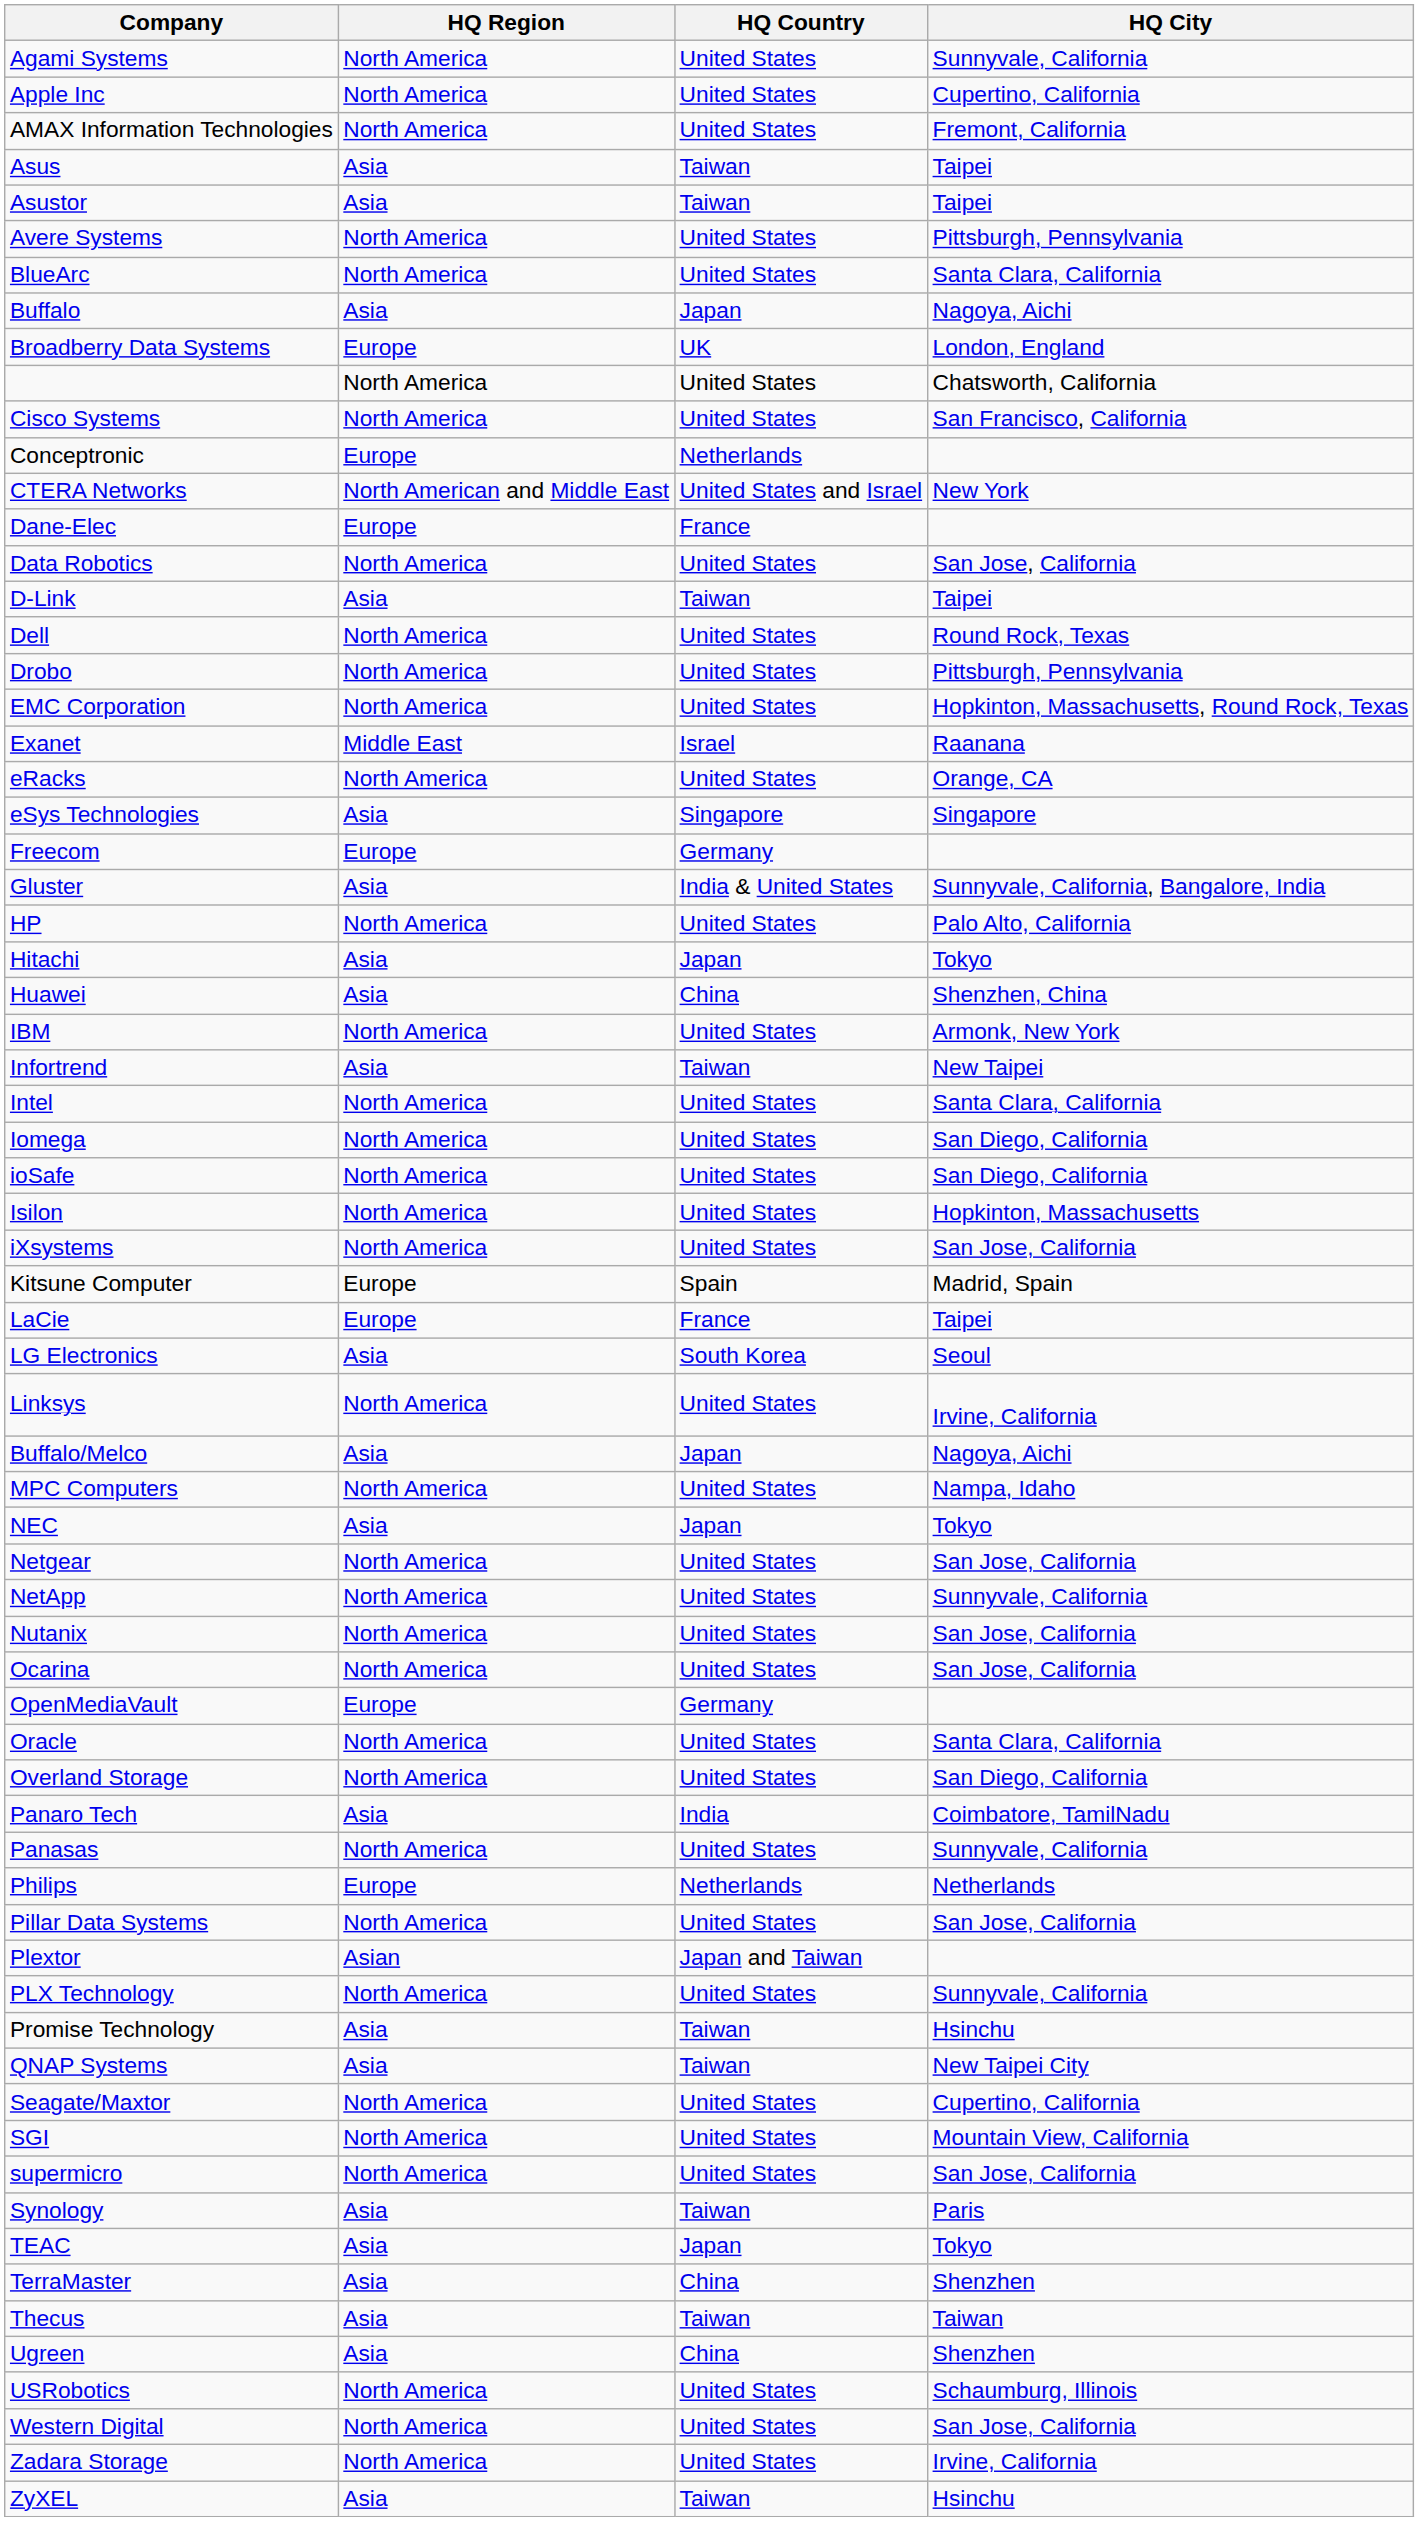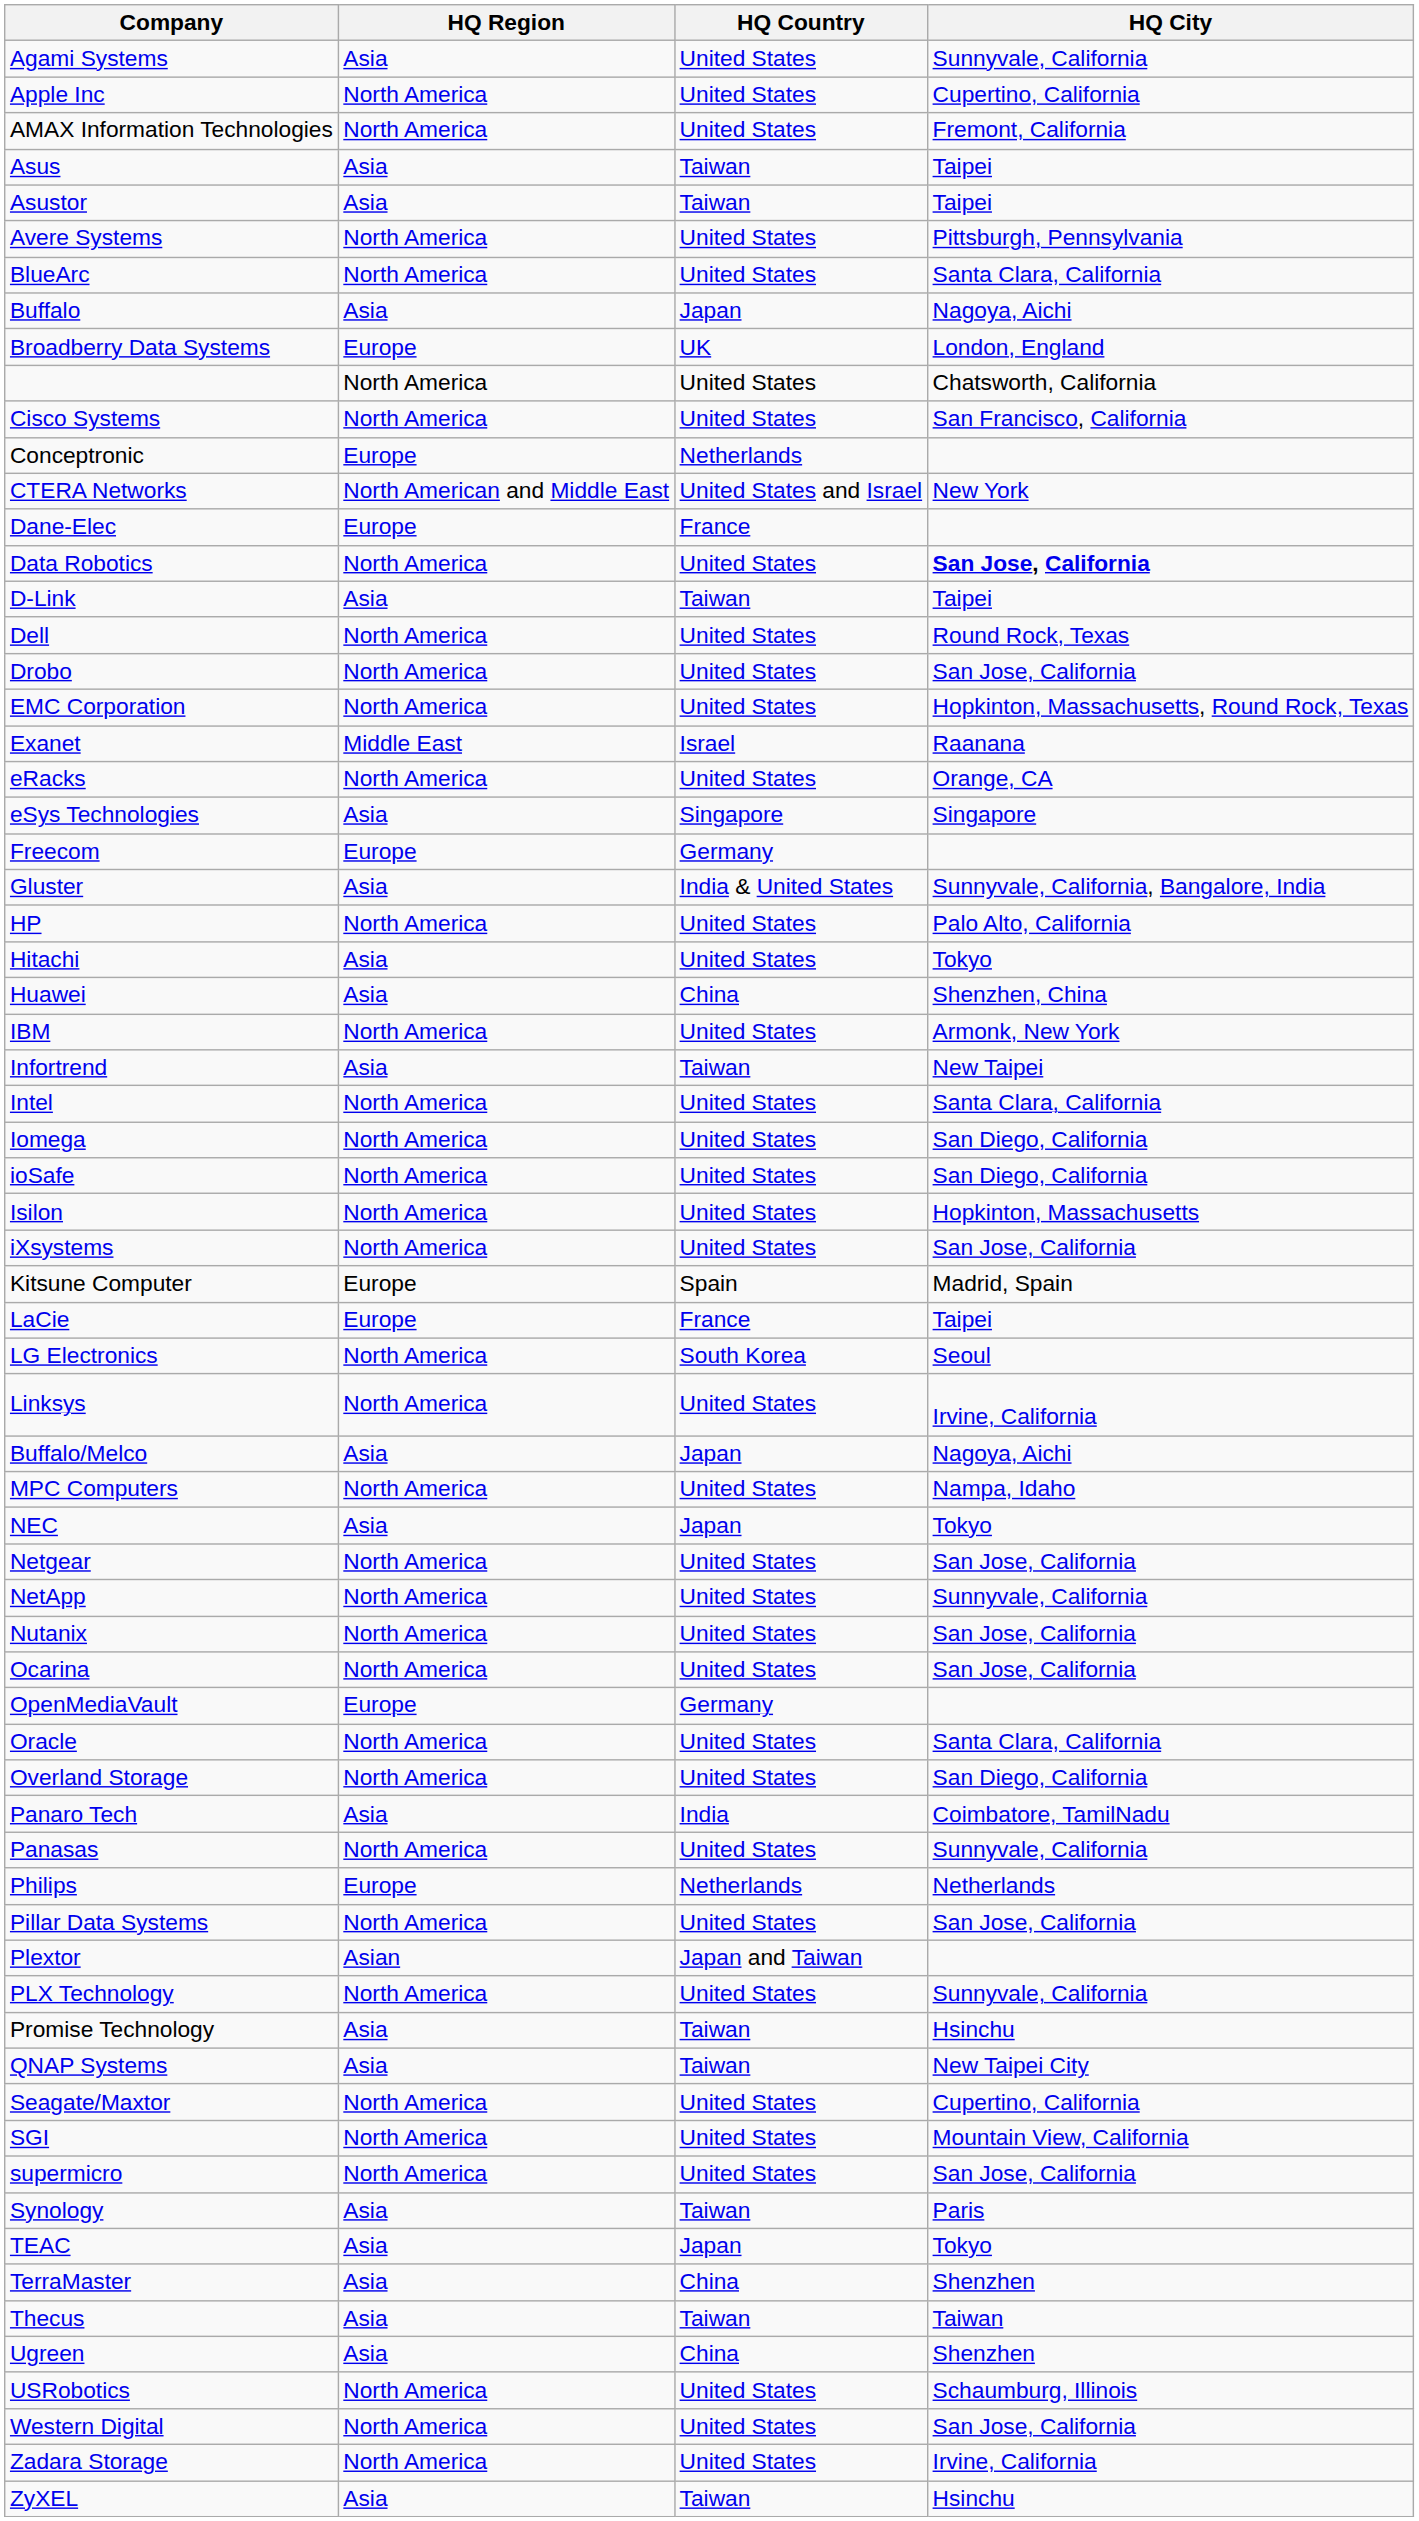(415, 58) North America -> (365, 58) Asia
(1034, 563) normal -> (1041, 563) bold
(1058, 671) Pittsburgh, Pennsylvania -> (1034, 671) San Jose, California
(711, 959) Japan -> (748, 959) United States
(365, 1355) Asia -> (415, 1355) North America
